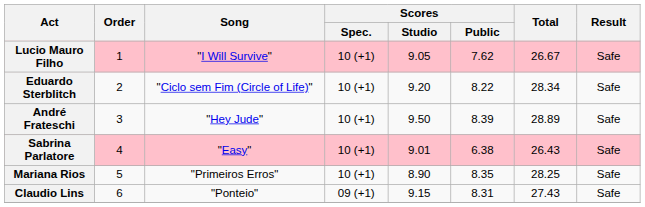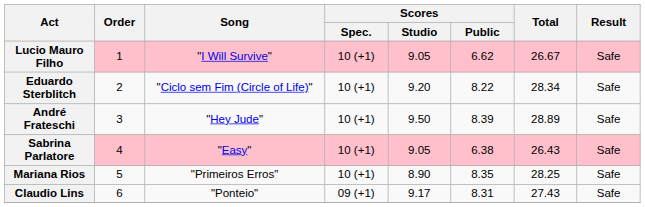(482, 56) 7.62 -> (482, 56) 6.62
(419, 150) 9.01 -> (419, 150) 9.05
(419, 193) 9.15 -> (419, 193) 9.17
